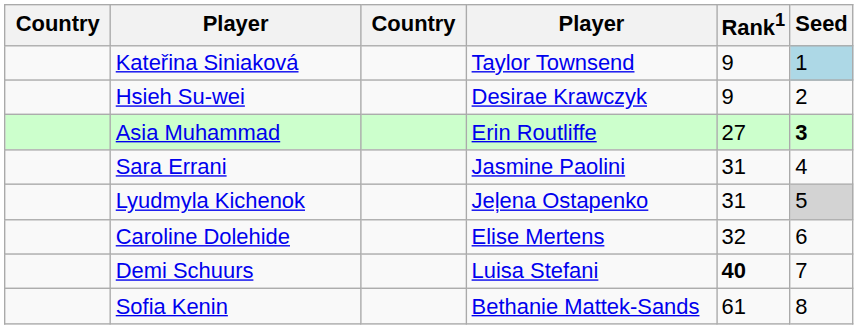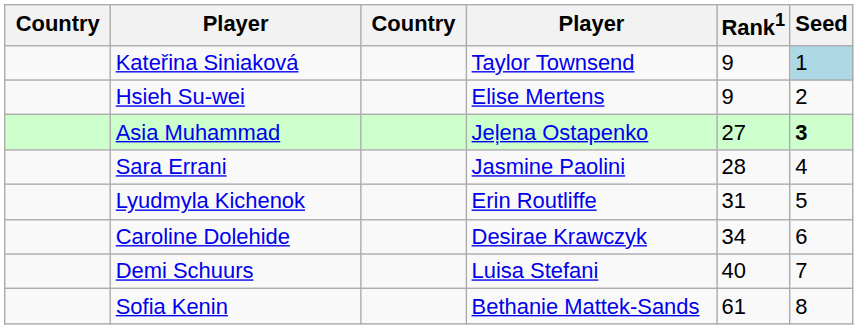(559, 97) Desirae Krawczyk -> (538, 97) Elise Mertens
(534, 132) Erin Routliffe -> (560, 132) Jeļena Ostapenko
(734, 166) 31 -> (734, 166) 28
(560, 201) Jeļena Ostapenko -> (534, 201) Erin Routliffe
(801, 201) lightgrey background -> (801, 201) no background
(538, 236) Elise Mertens -> (559, 236) Desirae Krawczyk
(734, 236) 32 -> (734, 236) 34
(734, 271) bold -> (734, 271) normal
